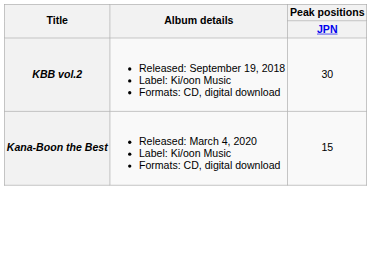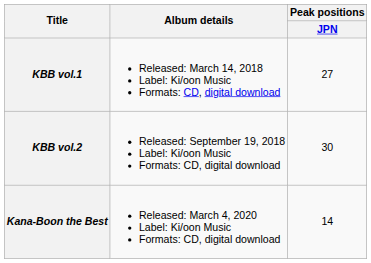+ row: (57, 74)
(327, 148) 15 -> (327, 221) 14
